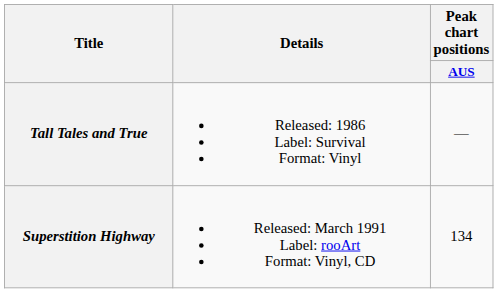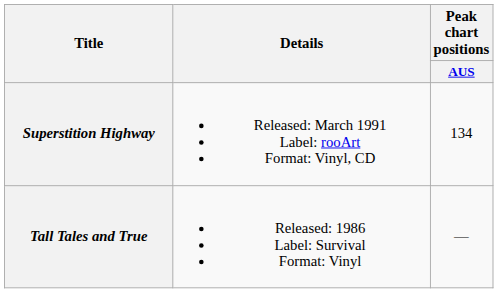rows swapped: (89, 134) <-> (89, 236)
